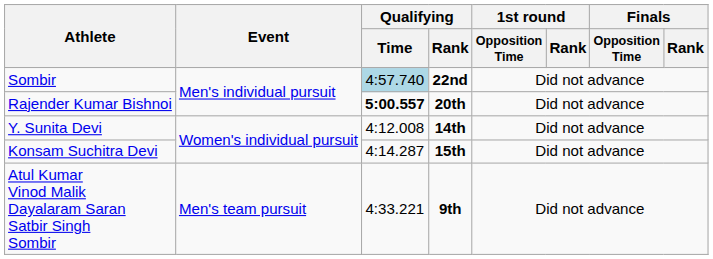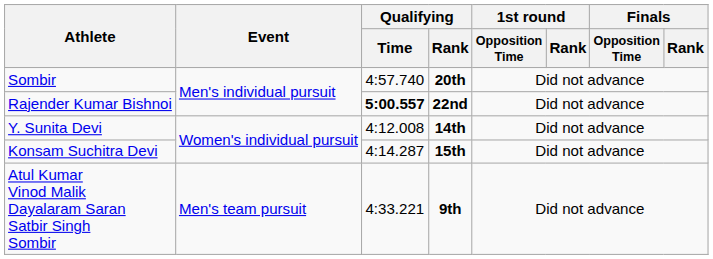(395, 80) lightblue background -> (395, 80) no background
(450, 80) 22nd -> (450, 80) 20th
(450, 104) 20th -> (450, 104) 22nd
